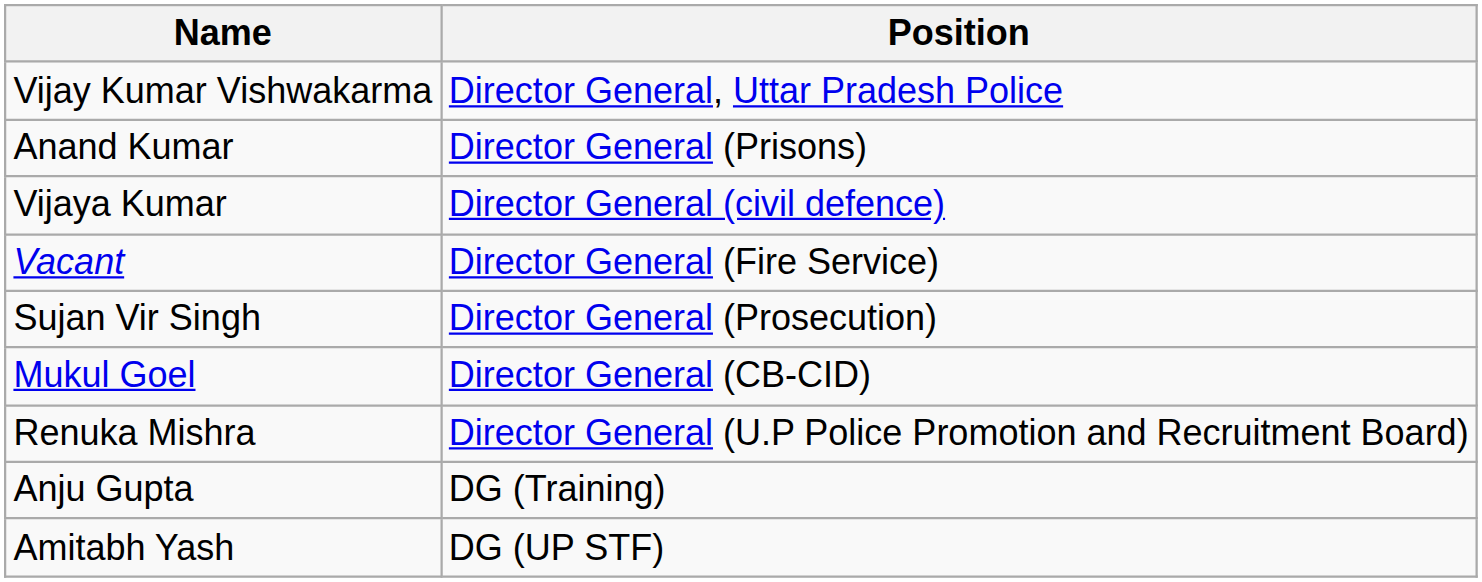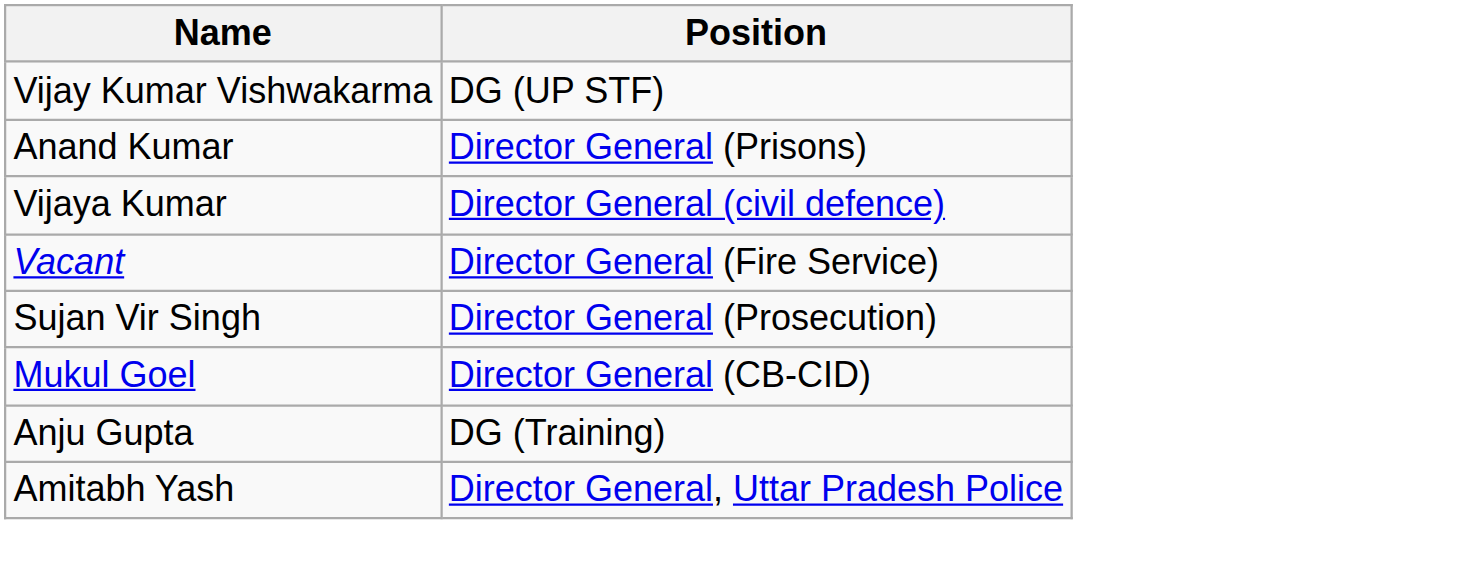(756, 90) Director General, Uttar Pradesh Police -> (557, 90) DG (UP STF)
- row: (134, 432)
(557, 546) DG (UP STF) -> (756, 489) Director General, Uttar Pradesh Police
